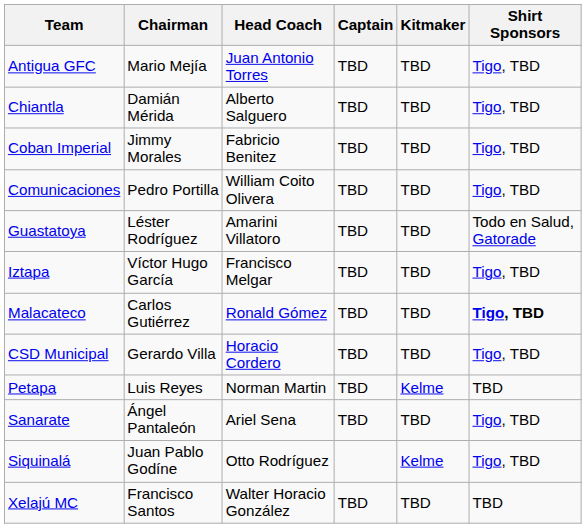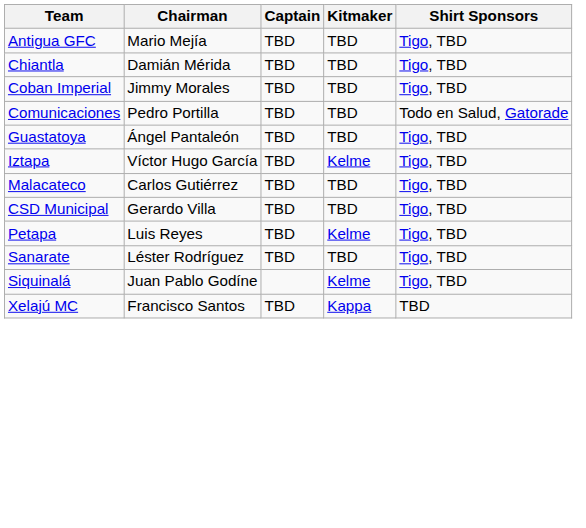- column: (278, 25)
(506, 189) Tigo, TBD -> (484, 112) Todo en Salud, Gatorade
(162, 231) Léster Rodríguez -> (183, 137) Ángel Pantaleón
(523, 231) Todo en Salud, Gatorade -> (433, 137) Tigo, TBD
(416, 272) TBD -> (349, 161) Kelme
(508, 313) bold -> (433, 185) normal
(488, 387) TBD -> (433, 233) Tigo, TBD
(162, 420) Ángel Pantaleón -> (186, 257) Léster Rodríguez
(416, 502) TBD -> (349, 305) Kappa
